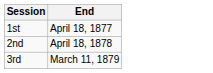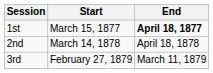+ column: (91, 12)
(81, 28) normal -> (169, 28) bold
